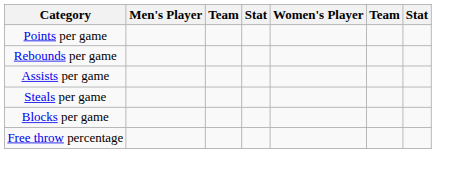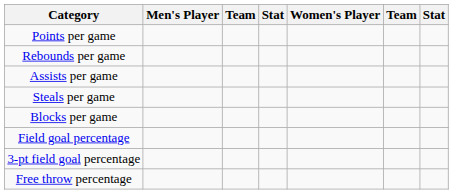+ row: (74, 138)
+ row: (74, 158)
